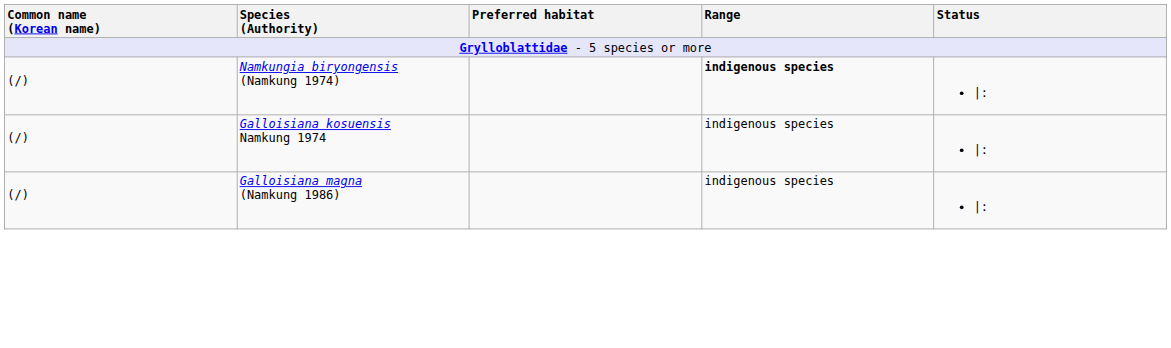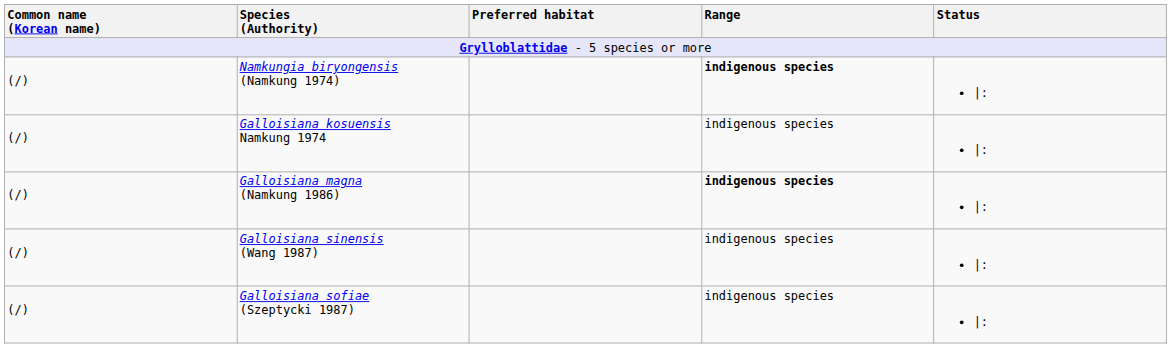(769, 181) normal -> (769, 181) bold
+ row: (312, 246)
+ row: (305, 303)
